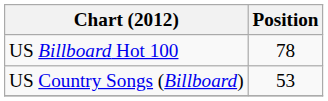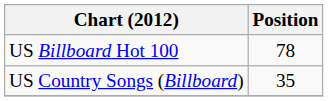(285, 80) 53 -> (285, 80) 35
